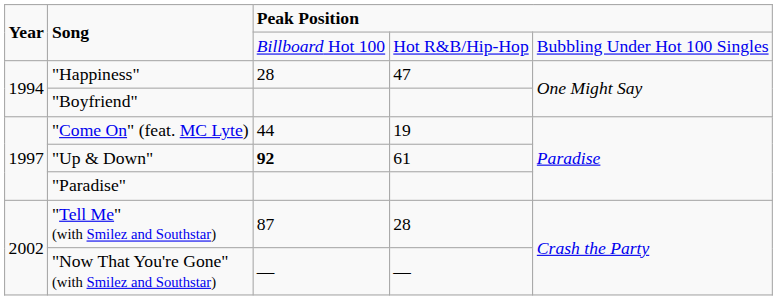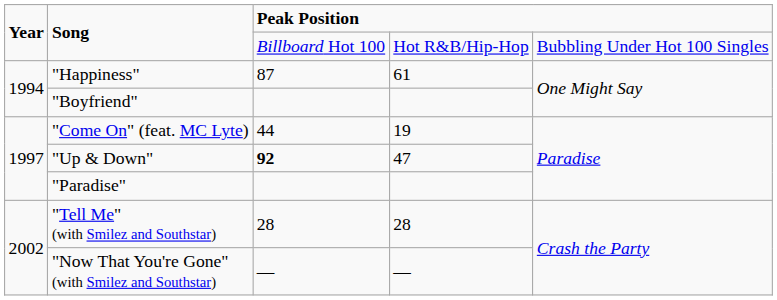(266, 74) 28 -> (266, 74) 87
(402, 74) 47 -> (402, 74) 61
(402, 158) 61 -> (402, 158) 47
(266, 223) 87 -> (266, 223) 28
